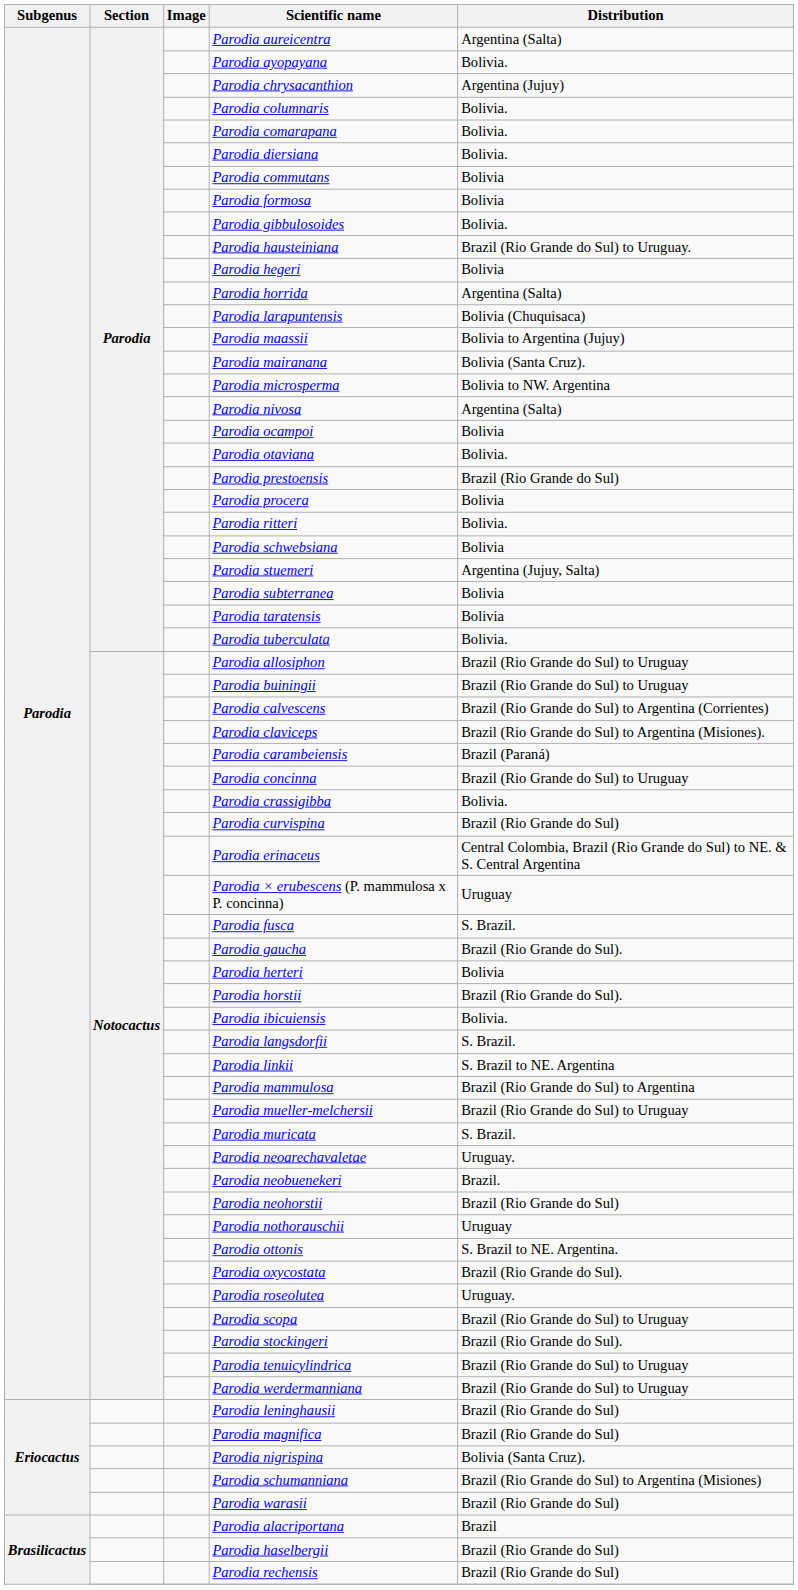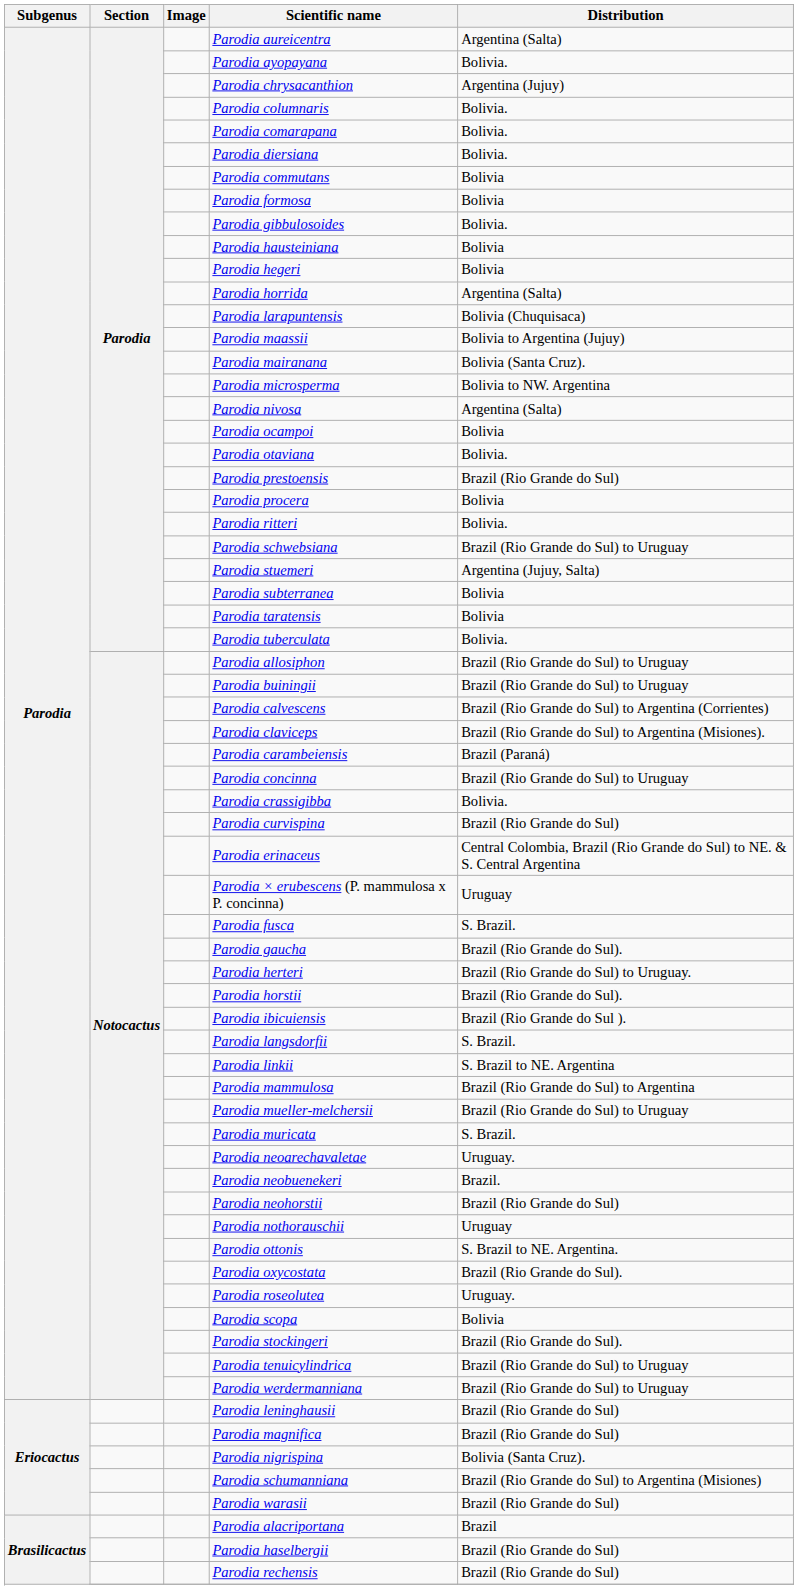(576, 246) Brazil (Rio Grande do Sul) to Uruguay. -> (483, 246) Bolivia
(483, 547) Bolivia -> (575, 547) Brazil (Rio Grande do Sul) to Uruguay
(483, 972) Bolivia -> (576, 972) Brazil (Rio Grande do Sul) to Uruguay.
(484, 1018) Bolivia. -> (544, 1018) Brazil (Rio Grande do Sul ).
(575, 1318) Brazil (Rio Grande do Sul) to Uruguay -> (483, 1318) Bolivia
